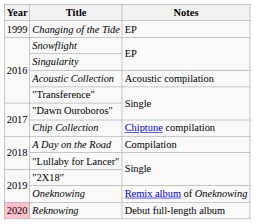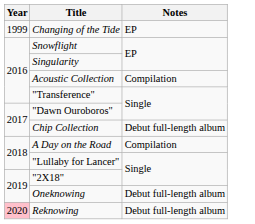(169, 78) Acoustic compilation -> (151, 78) Compilation
(170, 128) Chiptune compilation -> (175, 128) Debut full-length album
(186, 194) Remix album of Oneknowing -> (175, 194) Debut full-length album
